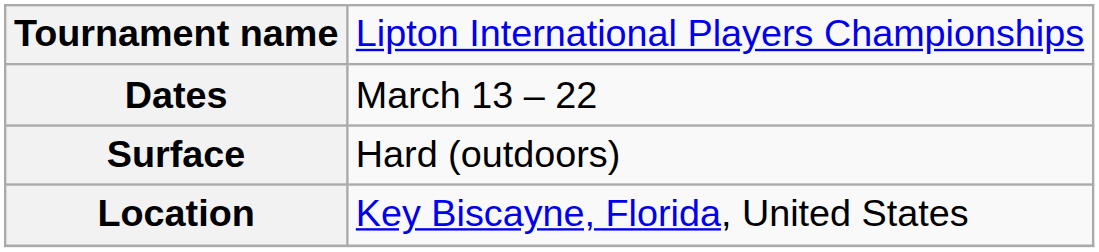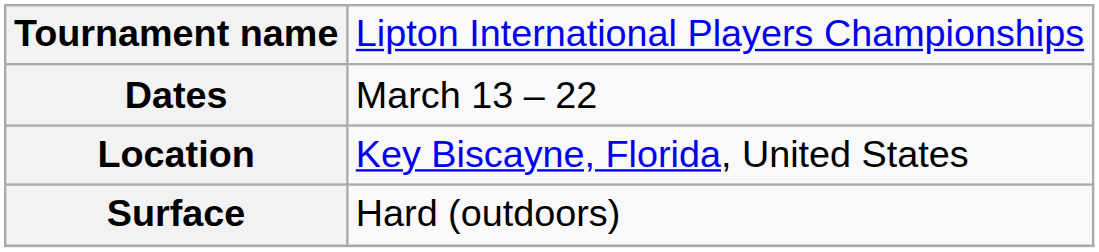rows swapped: (176, 154) <-> (176, 214)
